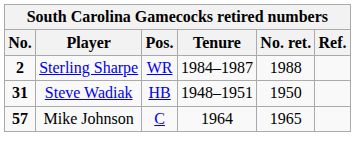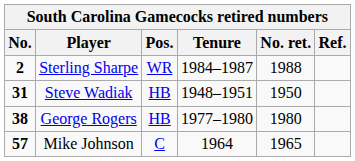+ row: (89, 118)
